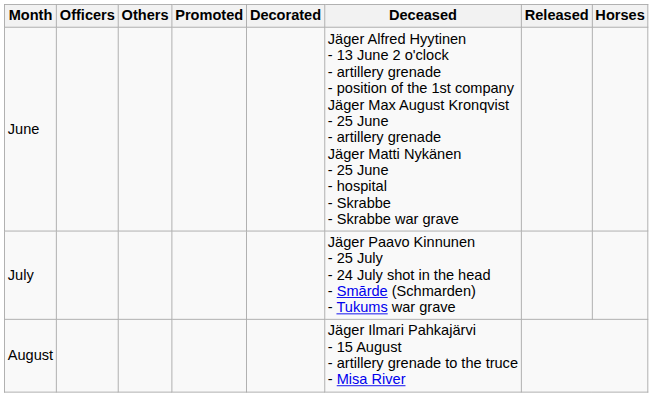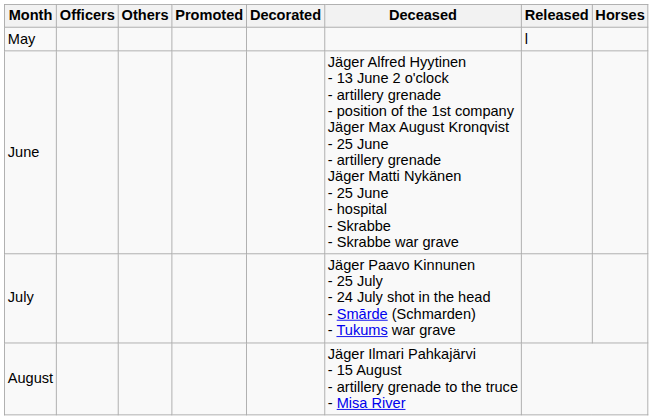+ row: (22, 39)
